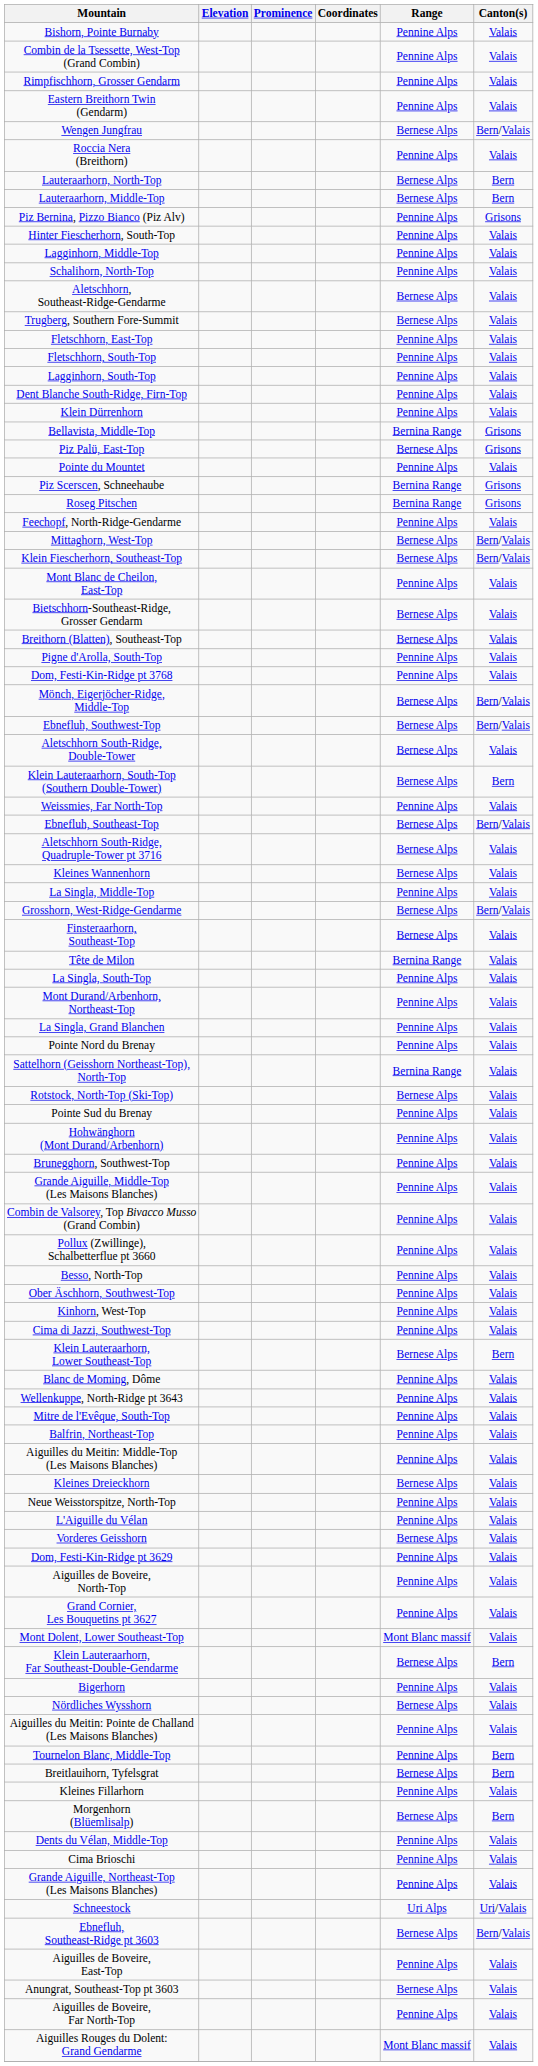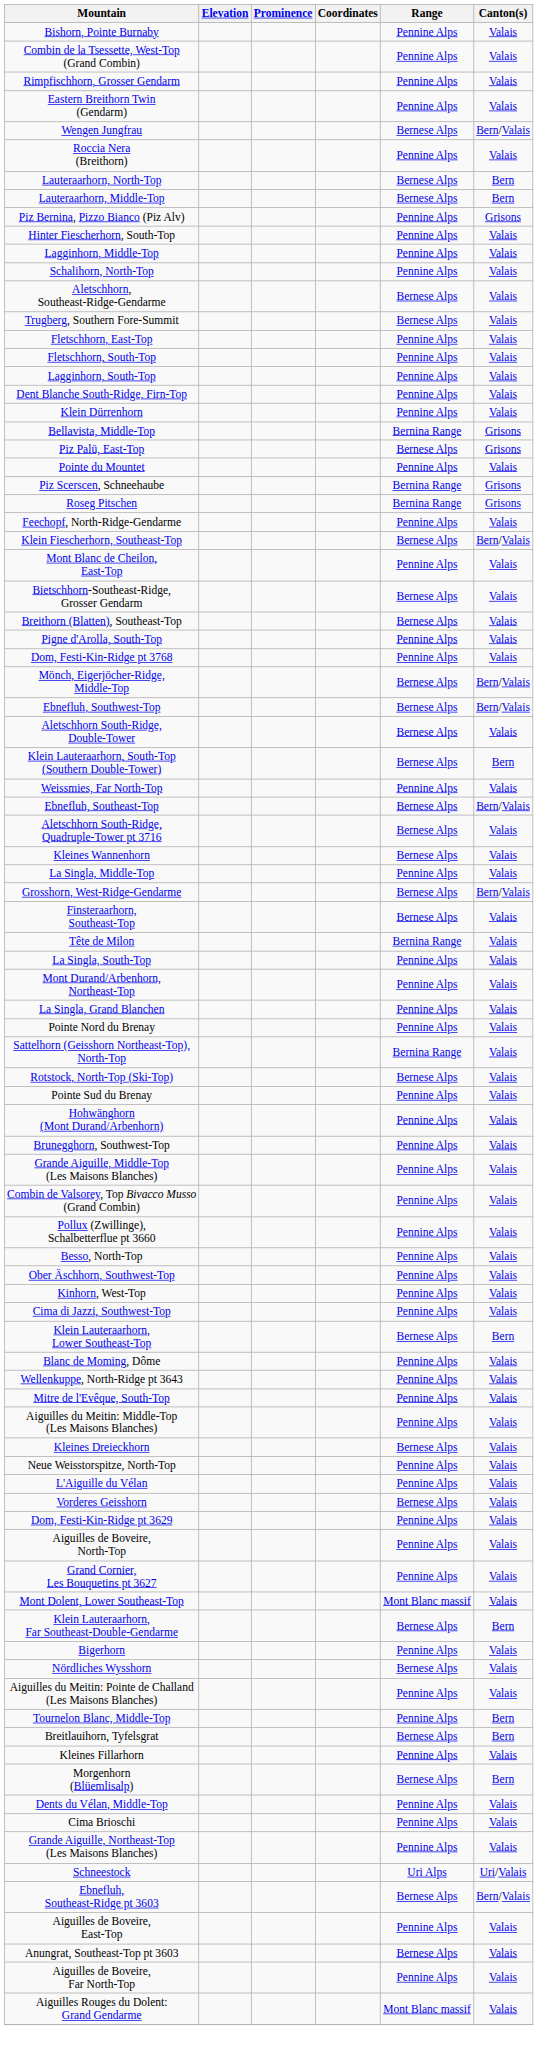- row: (102, 540)
- row: (102, 1434)
